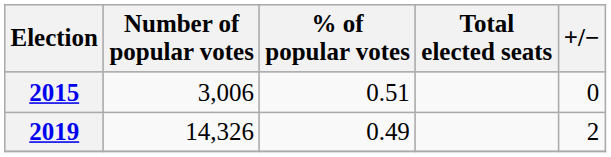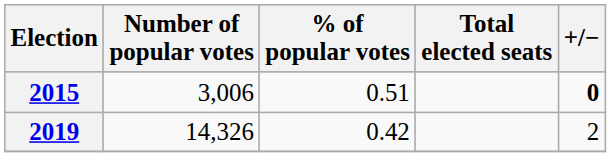(593, 91) normal -> (593, 91) bold
(388, 131) 0.49 -> (388, 131) 0.42
